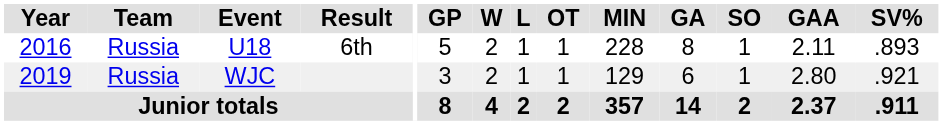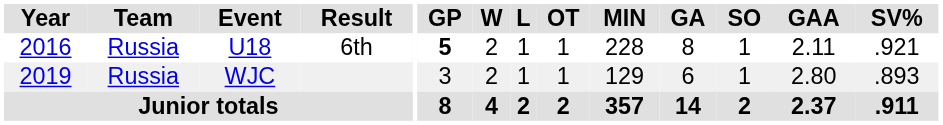(445, 47) normal -> (445, 47) bold
(897, 47) .893 -> (897, 47) .921
(897, 76) .921 -> (897, 76) .893
